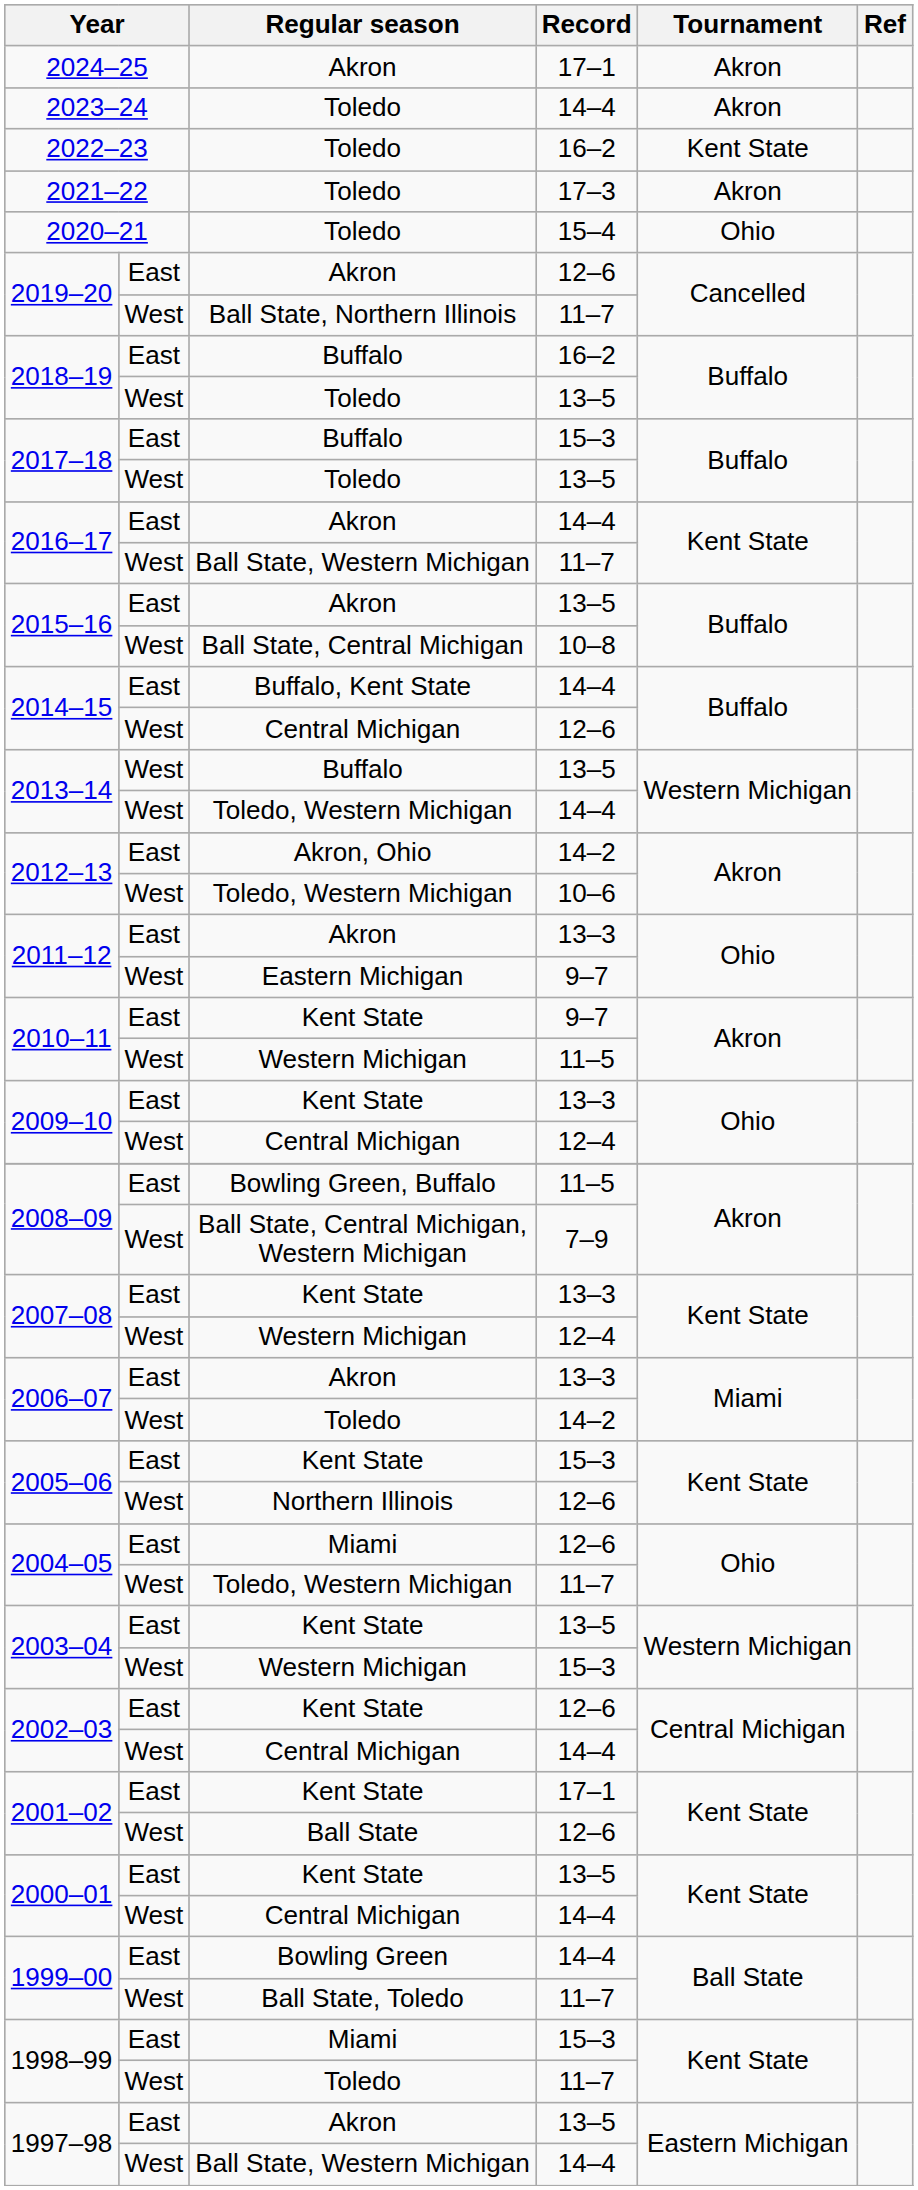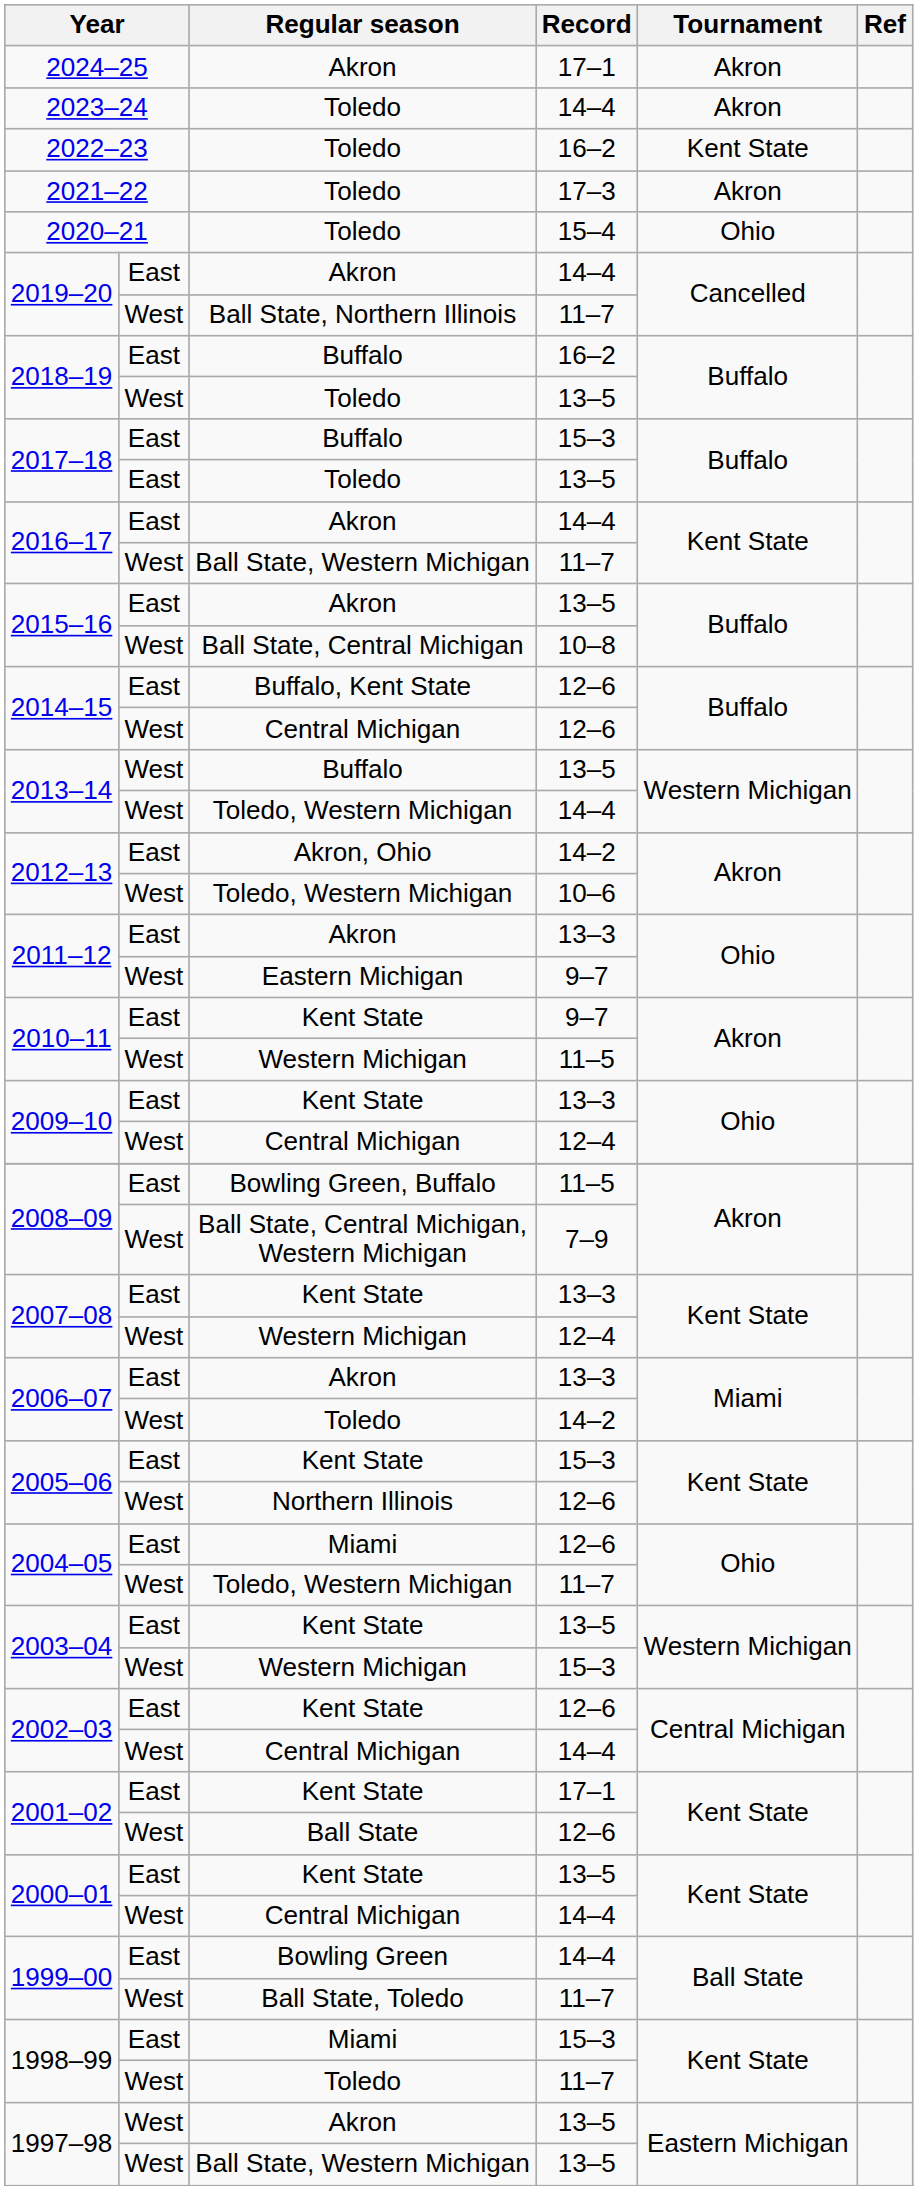(587, 273) 12–6 -> (587, 273) 14–4
(154, 480) West -> (154, 480) East
(587, 686) 14–4 -> (587, 686) 12–6
(154, 2122) East -> (154, 2122) West
(587, 2163) 14–4 -> (587, 2163) 13–5
